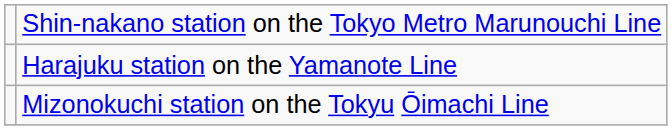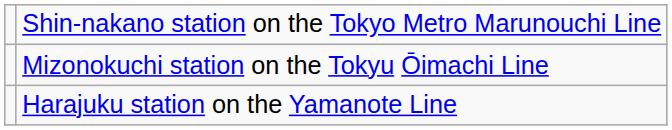rows swapped: (286, 104) <-> (240, 64)
